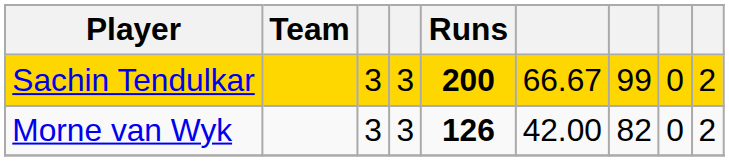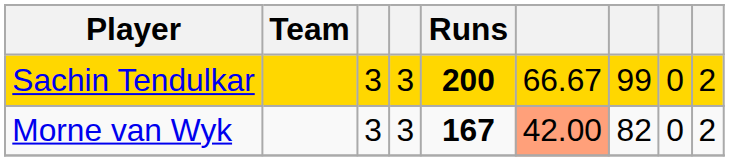(468, 130) 126 -> (468, 130) 167
(562, 130) no background -> (562, 130) lightsalmon background
